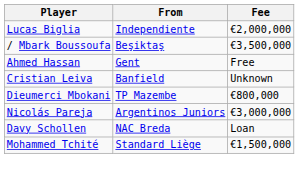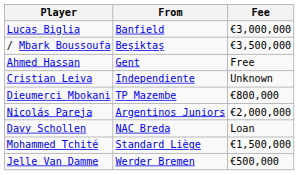(155, 29) Independiente -> (140, 29) Banfield
(261, 29) €2,000,000 -> (261, 29) €3,000,000
(140, 79) Banfield -> (155, 79) Independiente
(261, 112) €3,000,000 -> (261, 112) €2,000,000
+ row: (53, 161)
